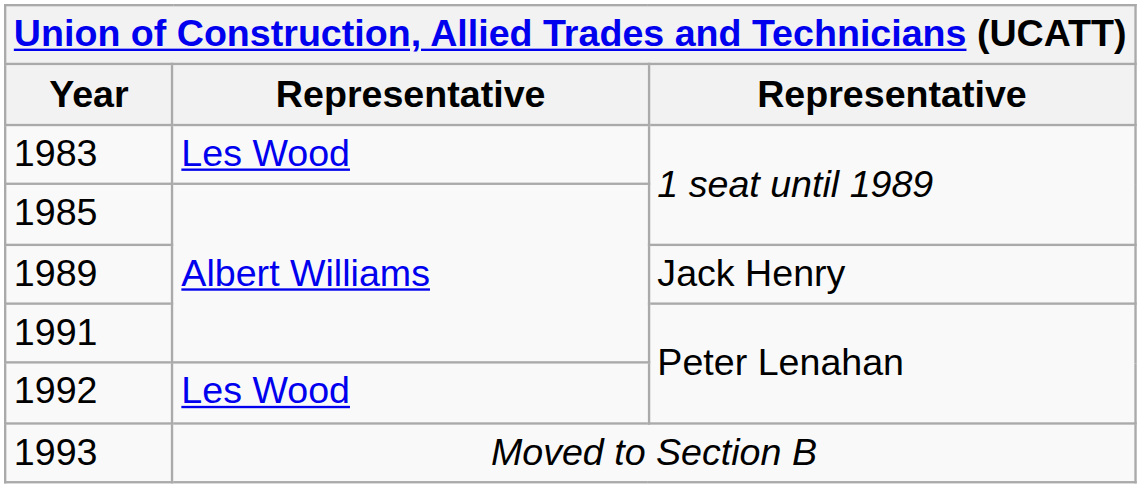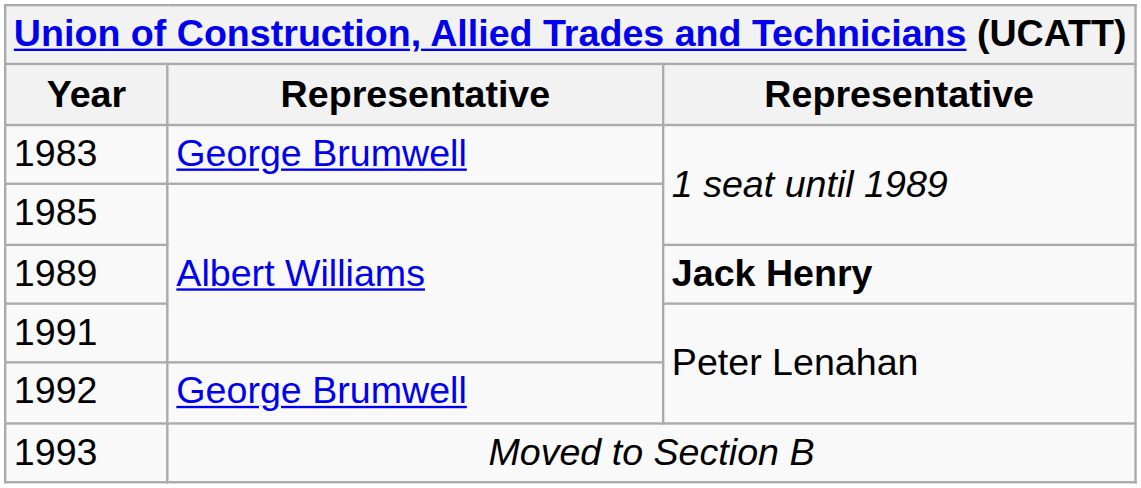(266, 153) Les Wood -> (322, 153) George Brumwell
(751, 272) normal -> (772, 272) bold
(266, 392) Les Wood -> (322, 392) George Brumwell
